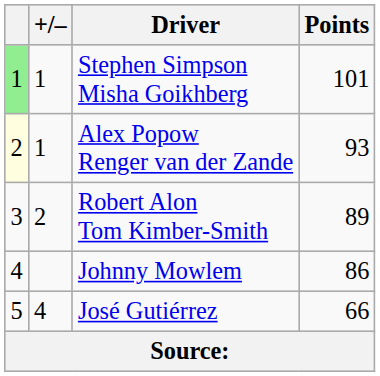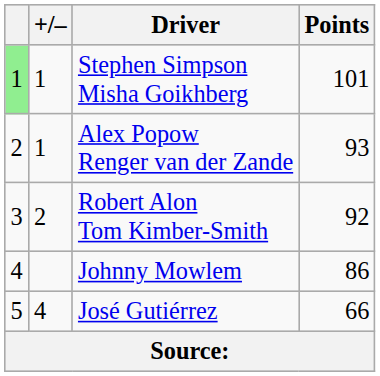(17, 148) lightyellow background -> (17, 148) no background
(357, 217) 89 -> (357, 217) 92
